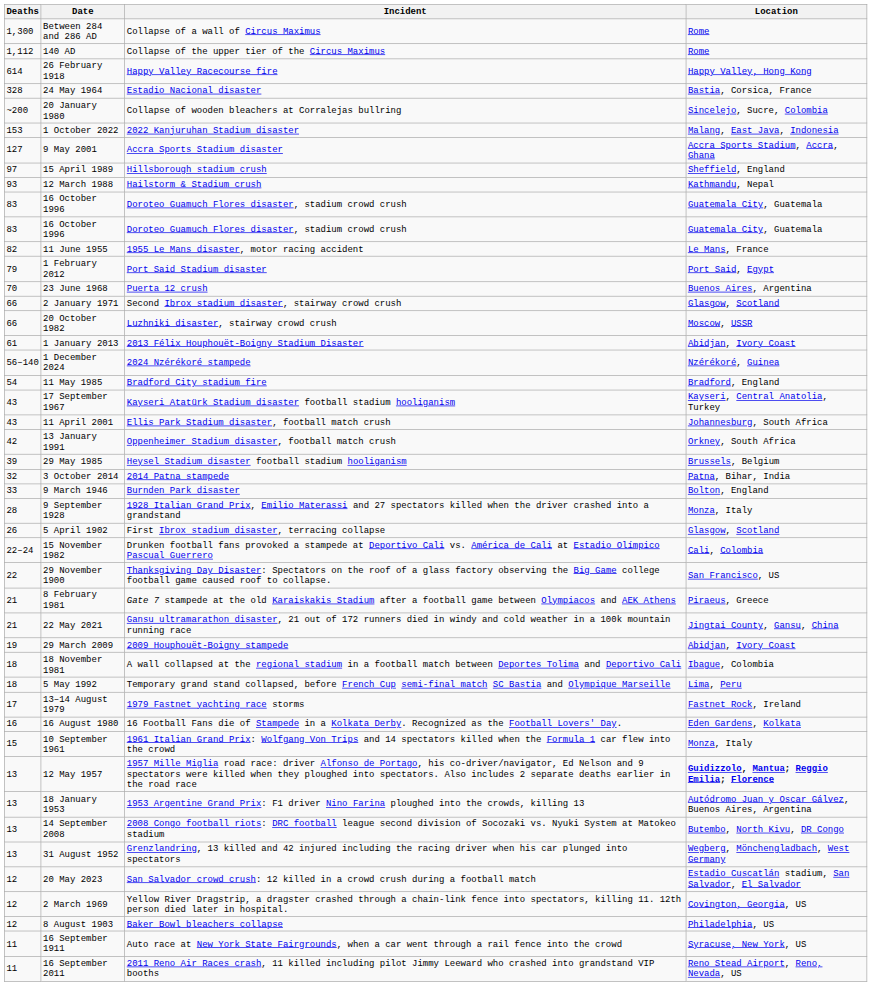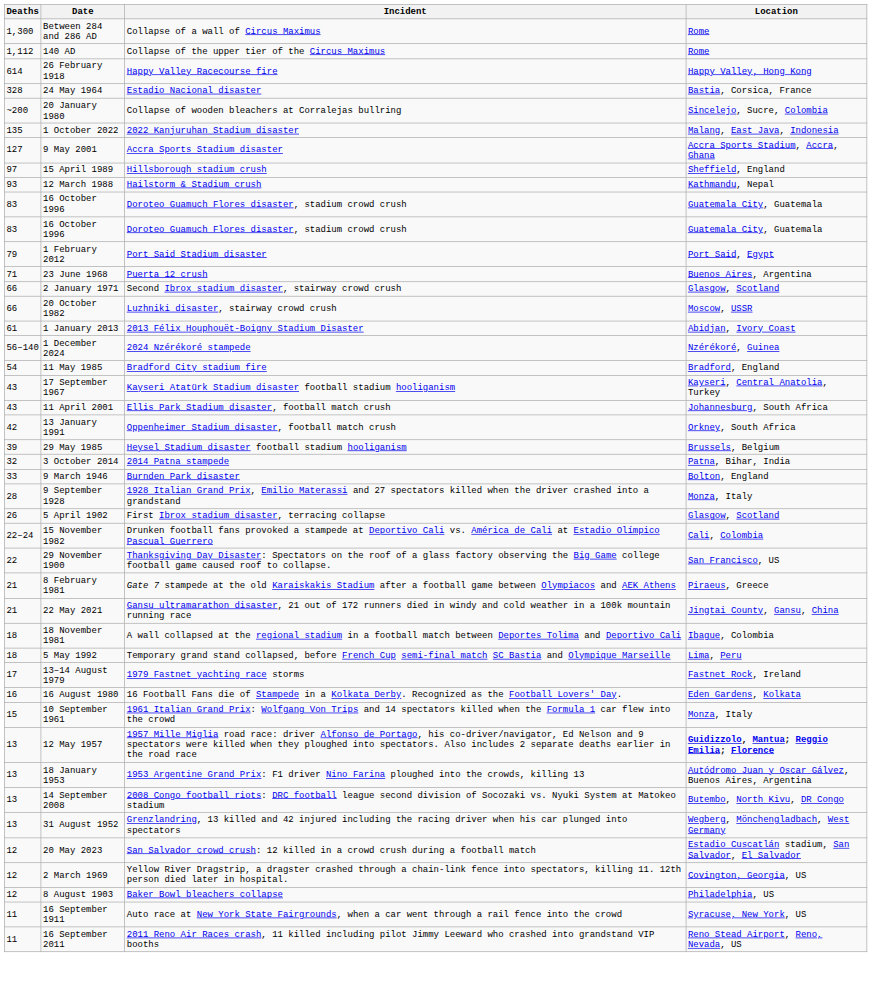(15, 130) 153 -> (15, 130) 135
- row: (75, 249)
(12, 289) 70 -> (12, 274) 71
- row: (78, 645)
